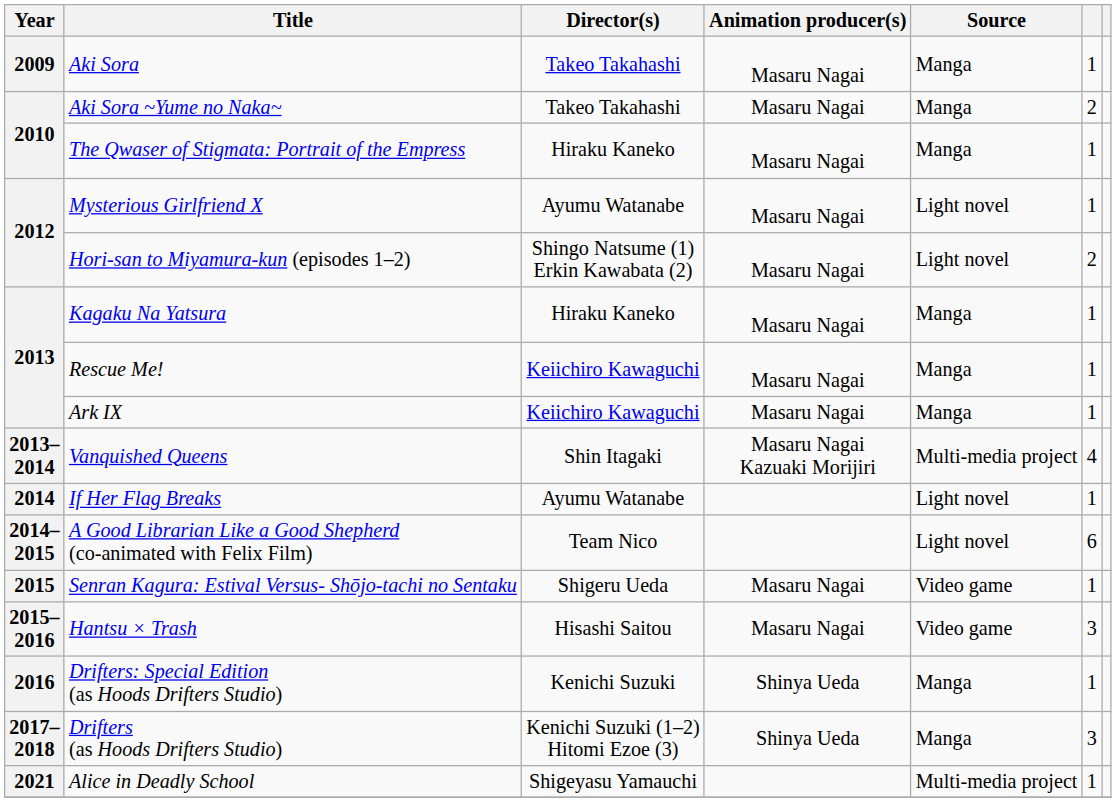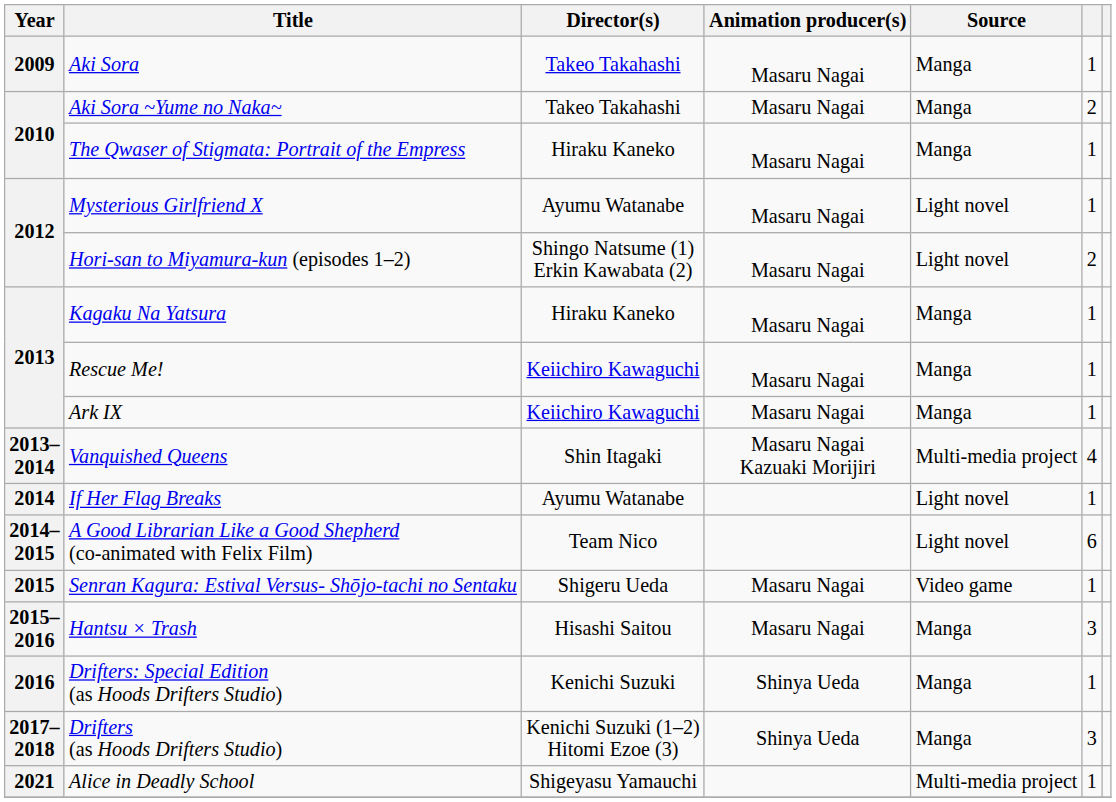(964, 628) Video game -> (944, 628) Manga
